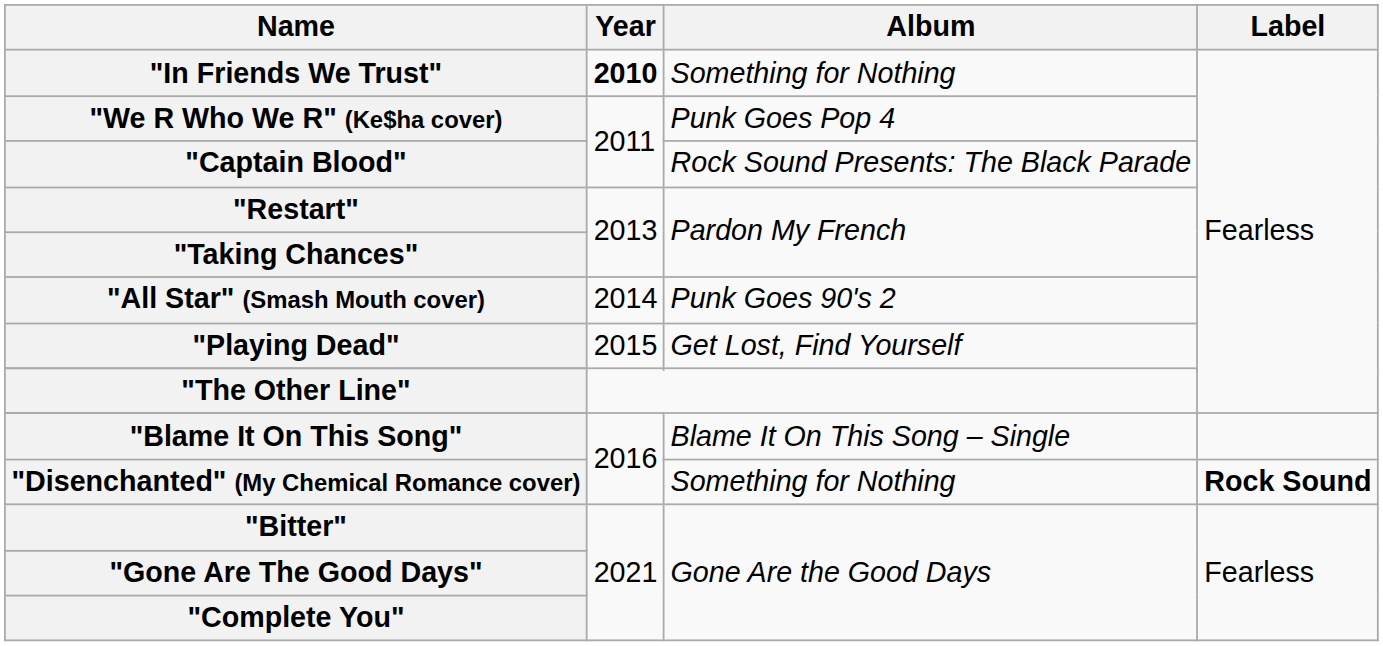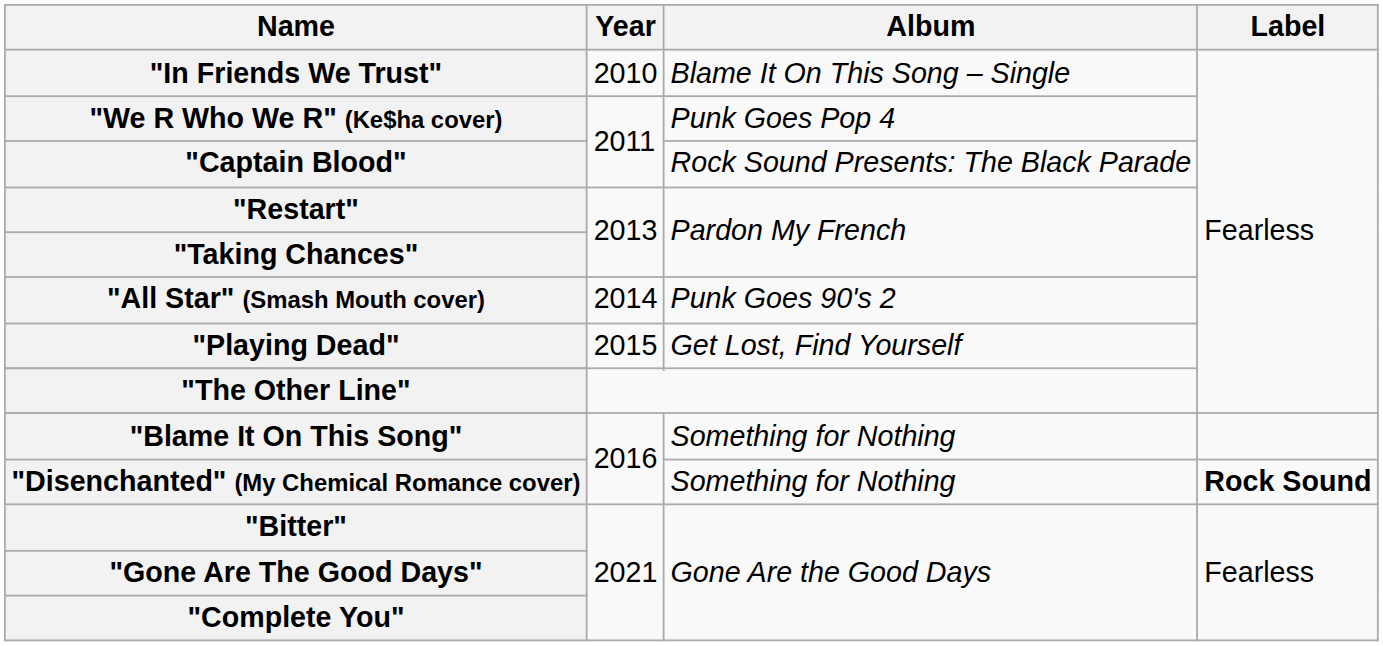(626, 72) bold -> (626, 72) normal
(813, 72) Something for Nothing -> (870, 72) Blame It On This Song – Single
(870, 436) Blame It On This Song – Single -> (813, 436) Something for Nothing
